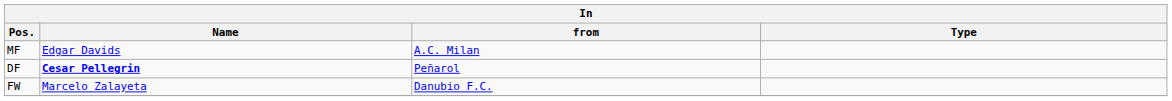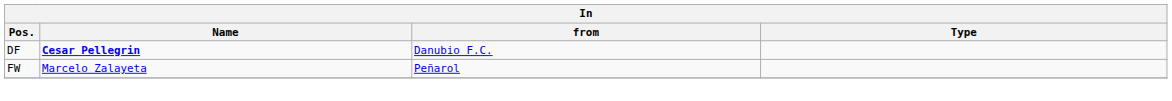- row: (14, 50)
(437, 68) Peñarol -> (453, 50) Danubio F.C.
(453, 86) Danubio F.C. -> (437, 68) Peñarol
